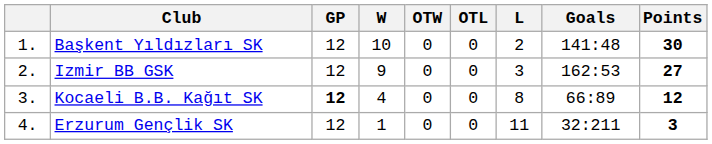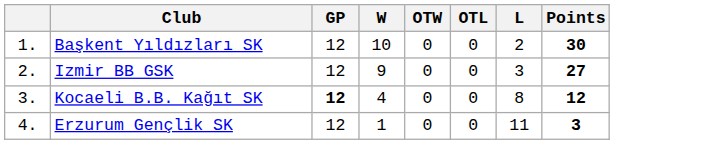- column: (591, 18)
